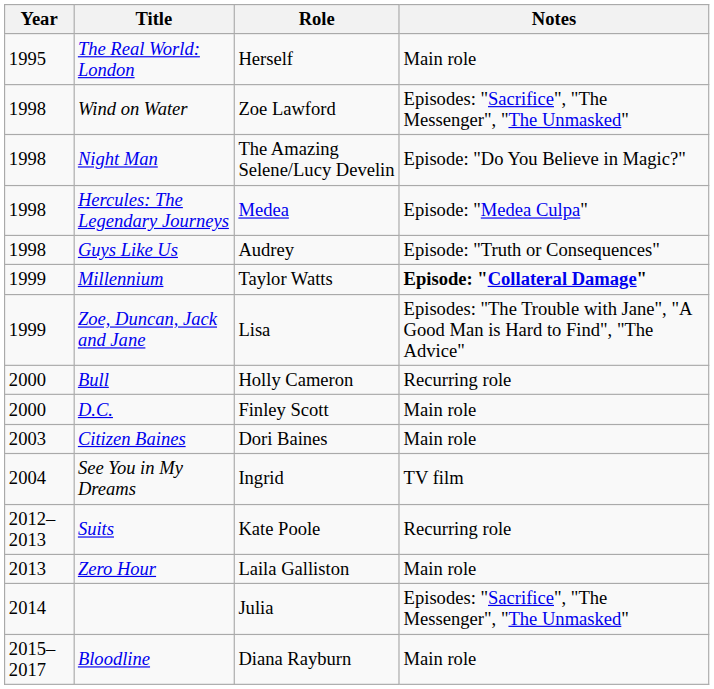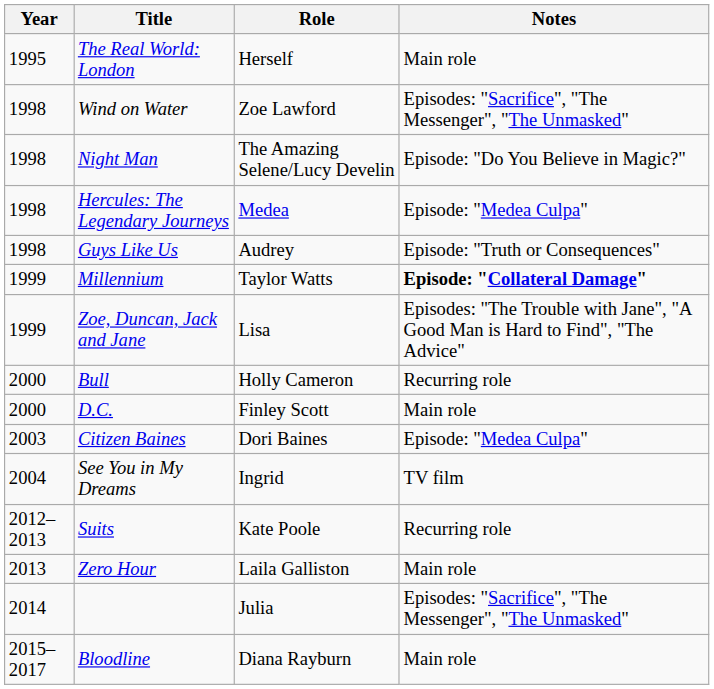(440, 438) Main role -> (496, 438) Episode: "Medea Culpa"
